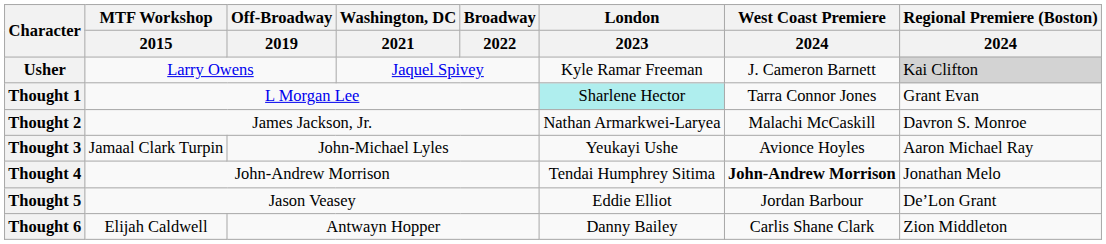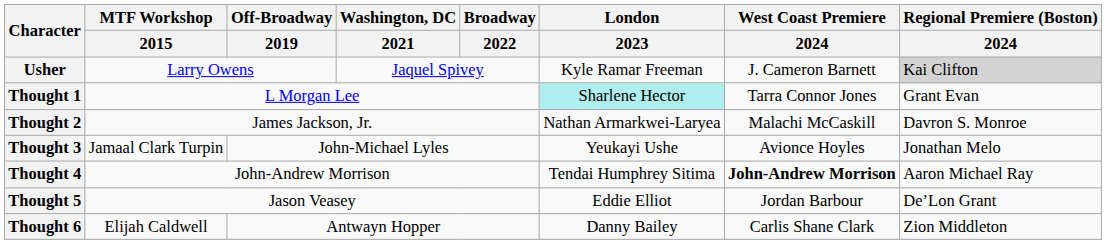(968, 148) Aaron Michael Ray -> (952, 148) Jonathan Melo
(952, 174) Jonathan Melo -> (968, 174) Aaron Michael Ray
